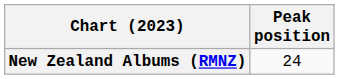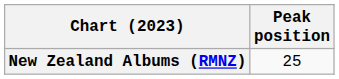(292, 62) 24 -> (292, 62) 25
